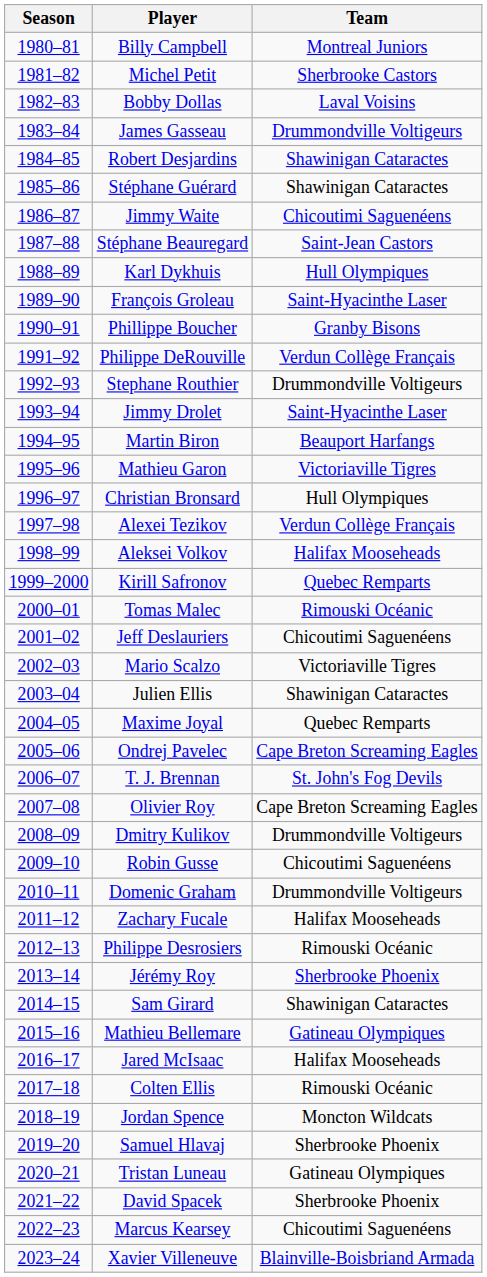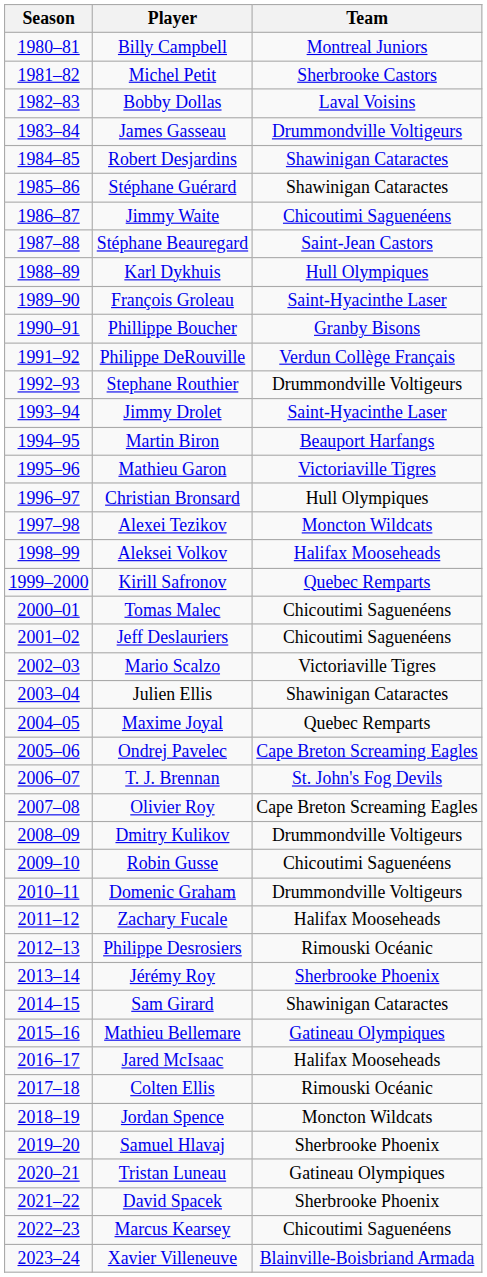(367, 525) Verdun Collège Français -> (367, 525) Moncton Wildcats
(367, 610) Rimouski Océanic -> (367, 610) Chicoutimi Saguenéens
